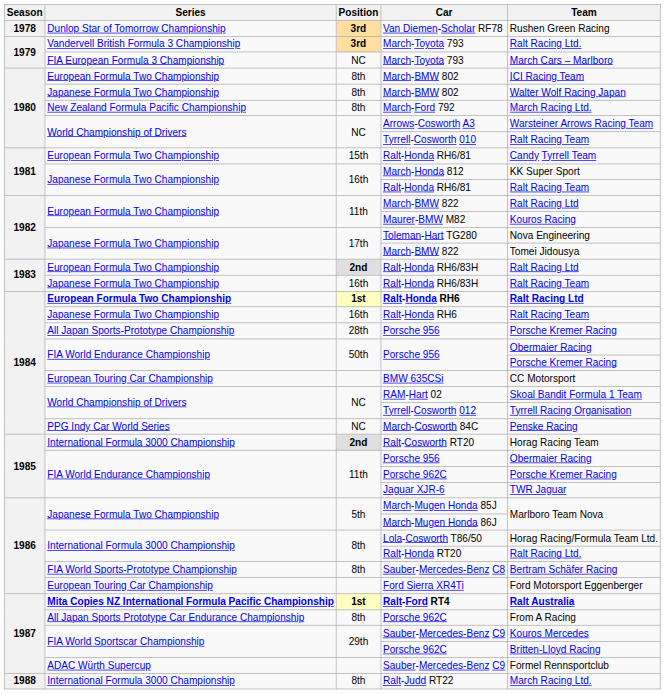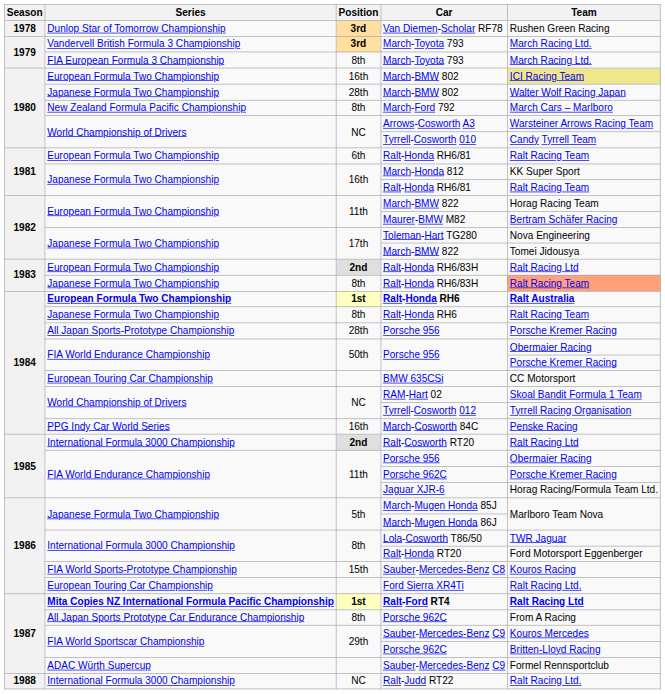(546, 45) Ralt Racing Ltd. -> (551, 45) March Racing Ltd.
(358, 60) NC -> (358, 60) 8th
(561, 60) March Cars – Marlboro -> (551, 60) March Racing Ltd.
(358, 76) 8th -> (358, 76) 16th
(547, 76) no background -> (547, 76) khaki background
(358, 92) 8th -> (358, 92) 28th
(551, 108) March Racing Ltd. -> (561, 108) March Cars – Marlboro
(549, 140) Ralt Racing Team -> (553, 140) Candy Tyrrell Team
(358, 156) 15th -> (358, 156) 6th
(553, 156) Candy Tyrrell Team -> (549, 156) Ralt Racing Team
(544, 204) Ralt Racing Ltd -> (554, 204) Horag Racing Team
(543, 220) Kouros Racing -> (564, 220) Bertram Schäfer Racing
(358, 283) 16th -> (358, 283) 8th
(549, 283) no background -> (549, 283) lightsalmon background
(547, 299) Ralt Racing Ltd -> (542, 299) Ralt Australia
(358, 315) 16th -> (358, 315) 8th
(358, 427) NC -> (358, 427) 16th
(554, 443) Horag Racing Team -> (544, 443) Ralt Racing Ltd
(538, 490) TWR Jaguar -> (584, 490) Horag Racing/Formula Team Ltd.
(584, 538) Horag Racing/Formula Team Ltd. -> (538, 538) TWR Jaguar
(546, 554) Ralt Racing Ltd. -> (576, 554) Ford Motorsport Eggenberger
(358, 570) 8th -> (358, 570) 15th
(564, 570) Bertram Schäfer Racing -> (543, 570) Kouros Racing
(576, 586) Ford Motorsport Eggenberger -> (546, 586) Ralt Racing Ltd.
(542, 602) Ralt Australia -> (547, 602) Ralt Racing Ltd
(358, 682) 8th -> (358, 682) NC
(551, 682) March Racing Ltd. -> (546, 682) Ralt Racing Ltd.
